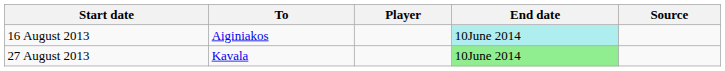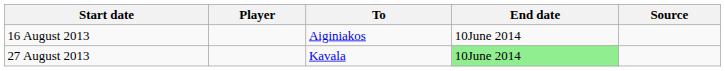columns swapped: (403, 14) <-> (282, 14)
(488, 35) paleturquoise background -> (488, 35) no background
